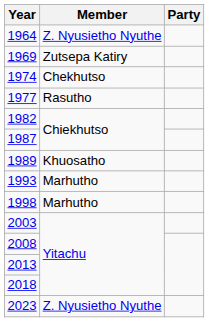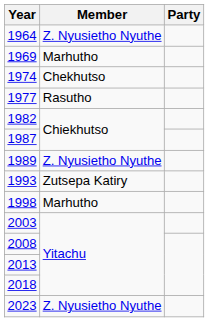(85, 56) Zutsepa Katiry -> (70, 56) Marhutho
(74, 160) Khuosatho -> (102, 160) Z. Nyusietho Nyuthe
(70, 181) Marhutho -> (85, 181) Zutsepa Katiry
